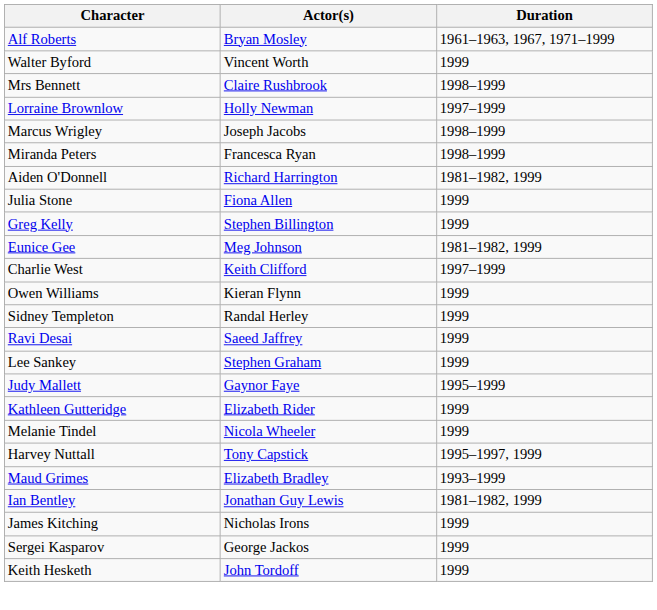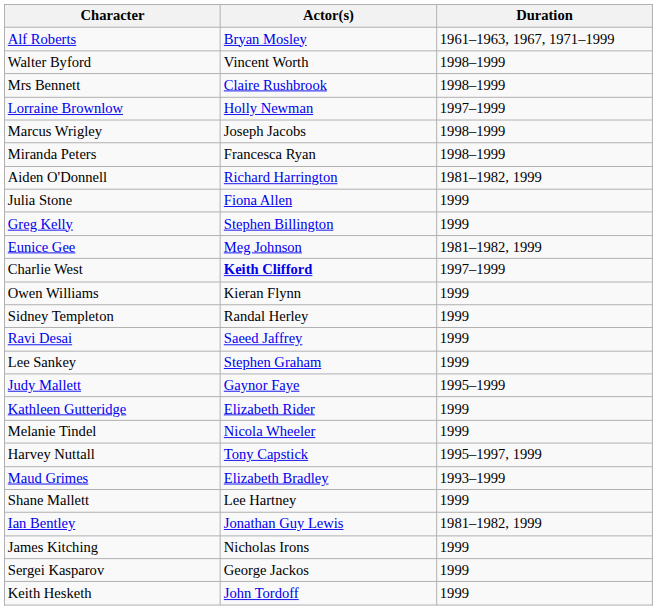(454, 62) 1999 -> (473, 62) 1998–1999
(265, 270) normal -> (268, 270) bold
+ row: (48, 500)
